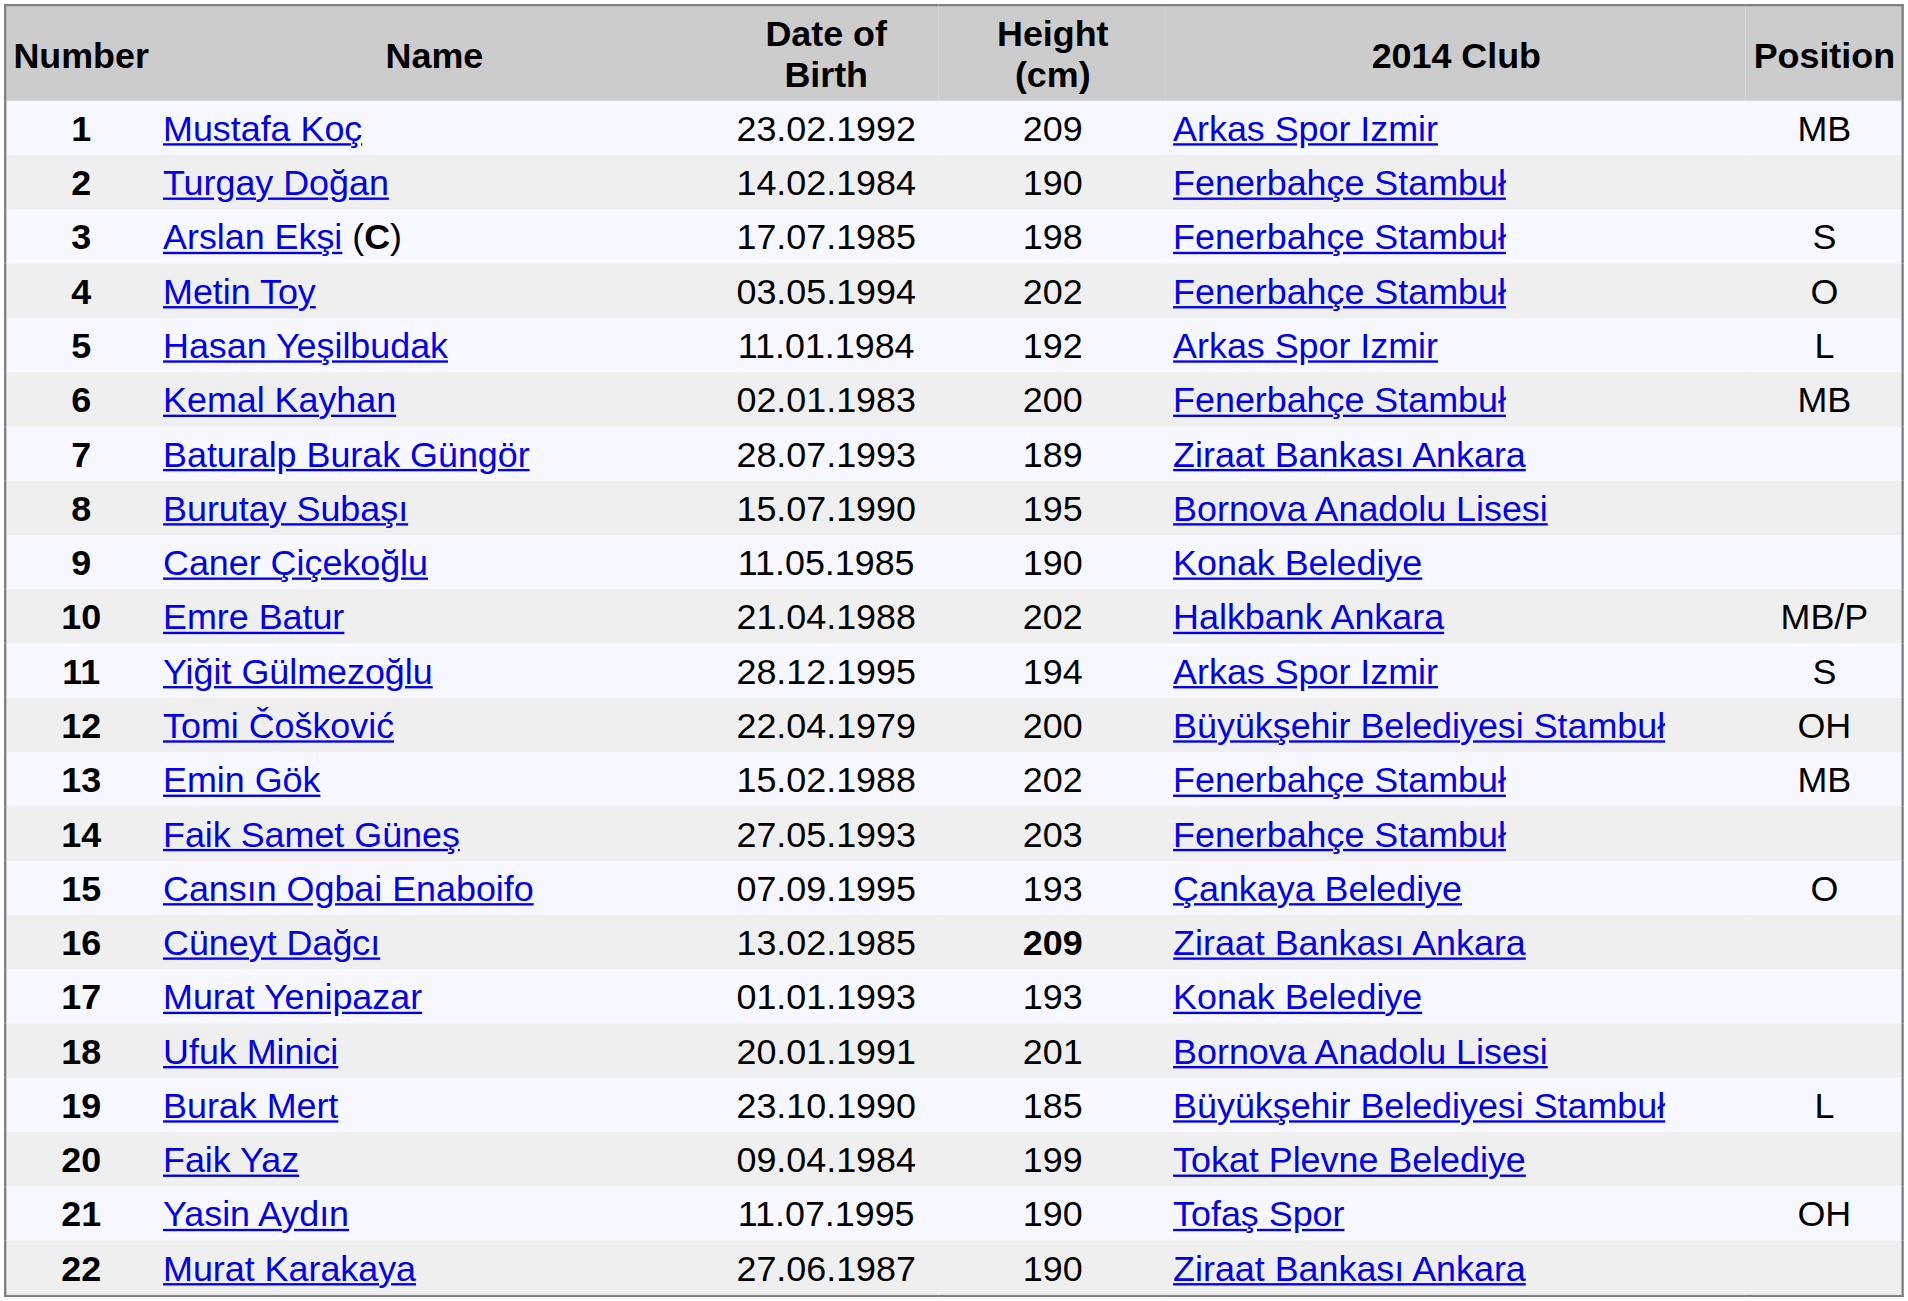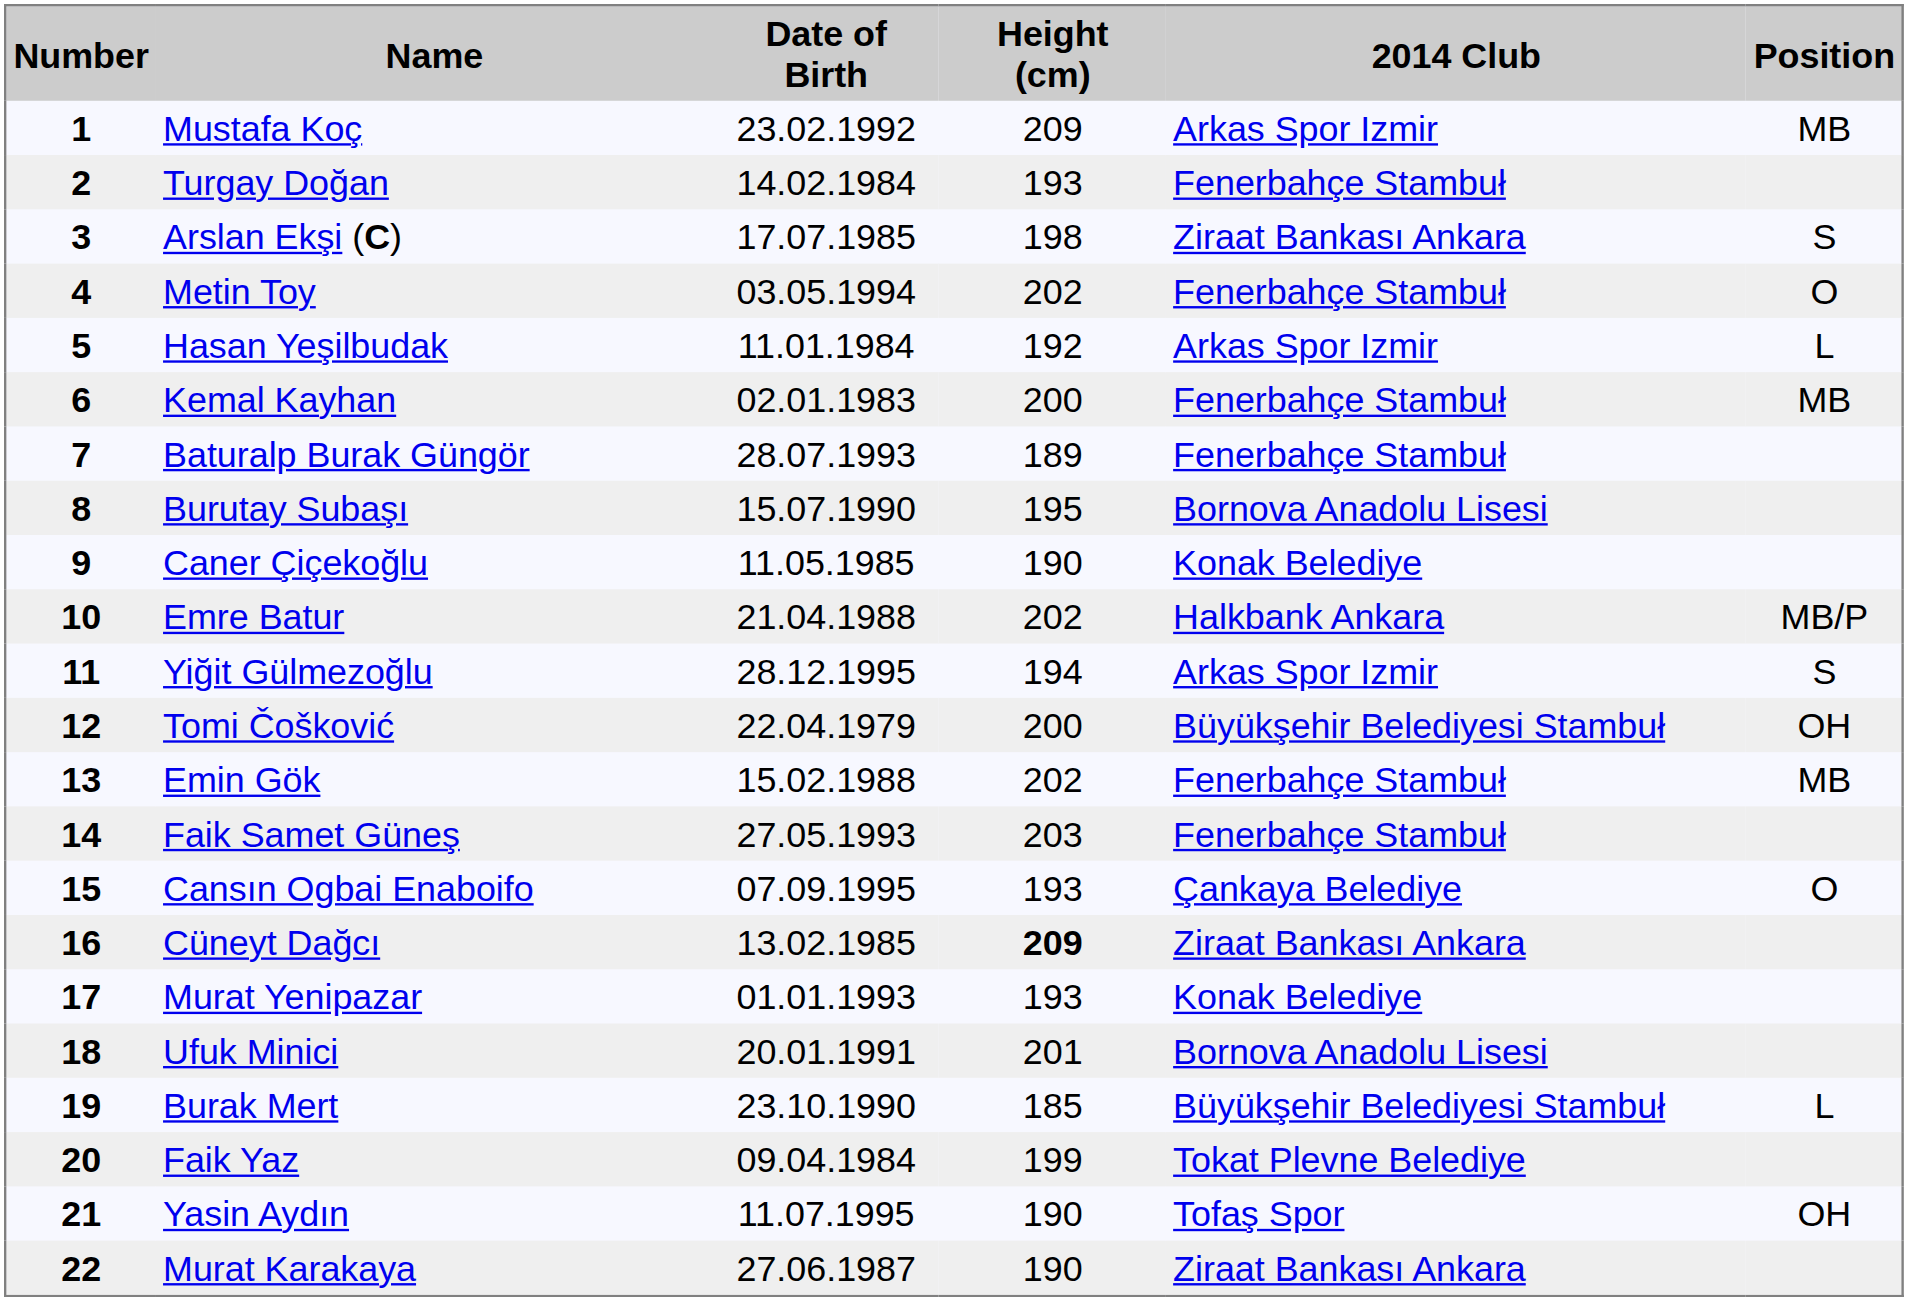(1053, 182) 190 -> (1053, 182) 193
(1340, 236) Fenerbahçe Stambuł -> (1349, 236) Ziraat Bankası Ankara
(1349, 454) Ziraat Bankası Ankara -> (1340, 454) Fenerbahçe Stambuł
